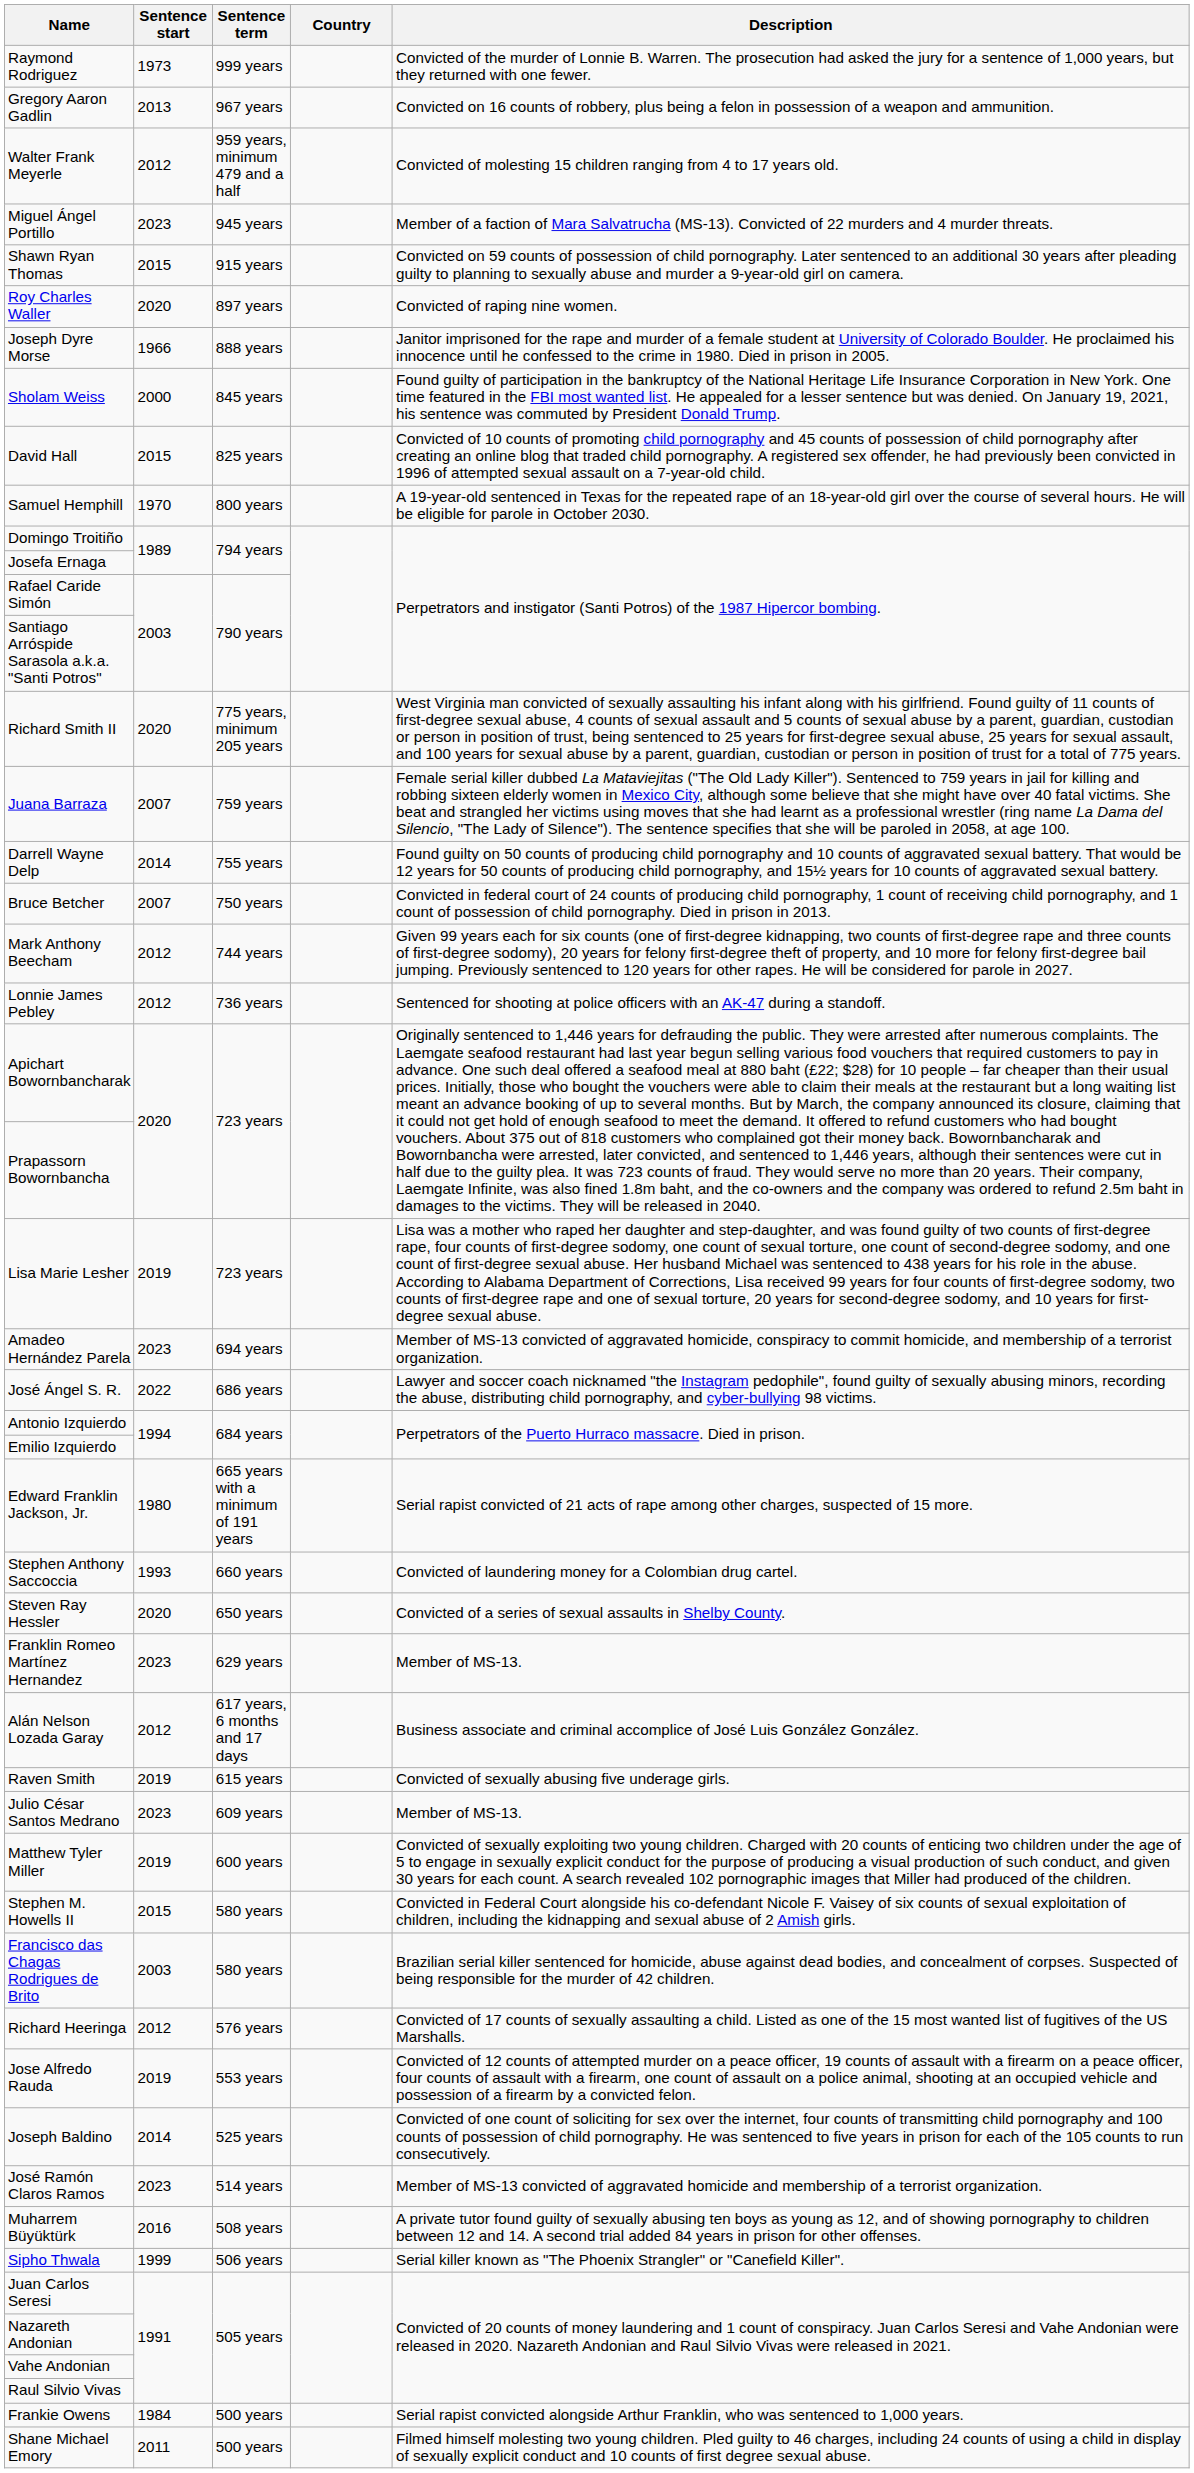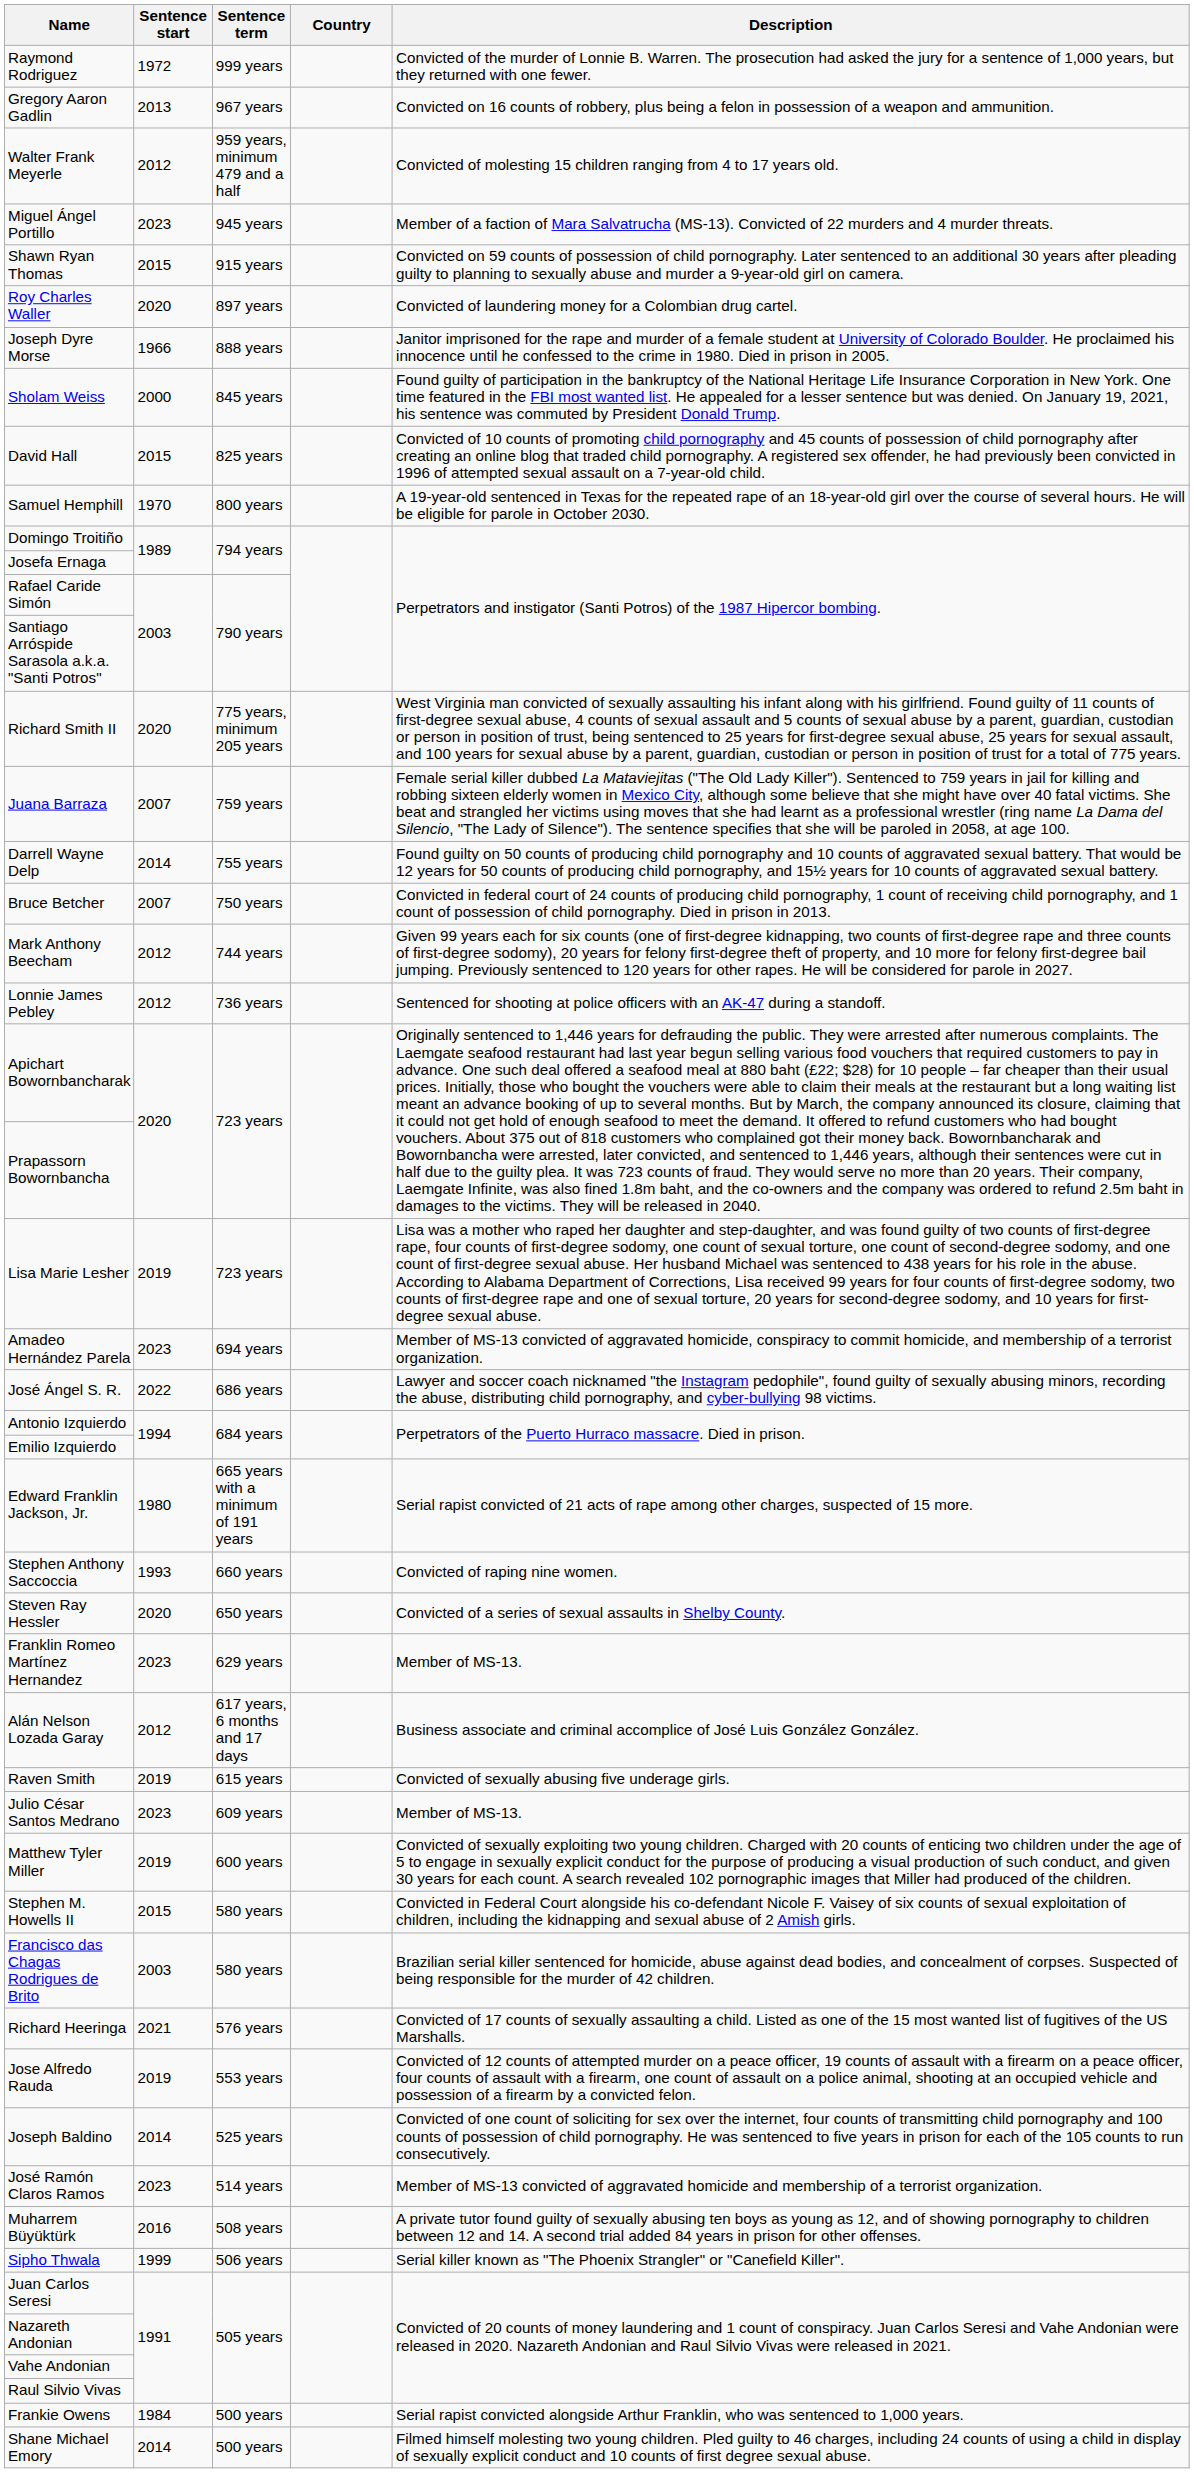(154, 66) 1973 -> (154, 66) 1972
(507, 306) Convicted of raping nine women. -> (597, 306) Convicted of laundering money for a Colombian drug cartel.
(597, 1572) Convicted of laundering money for a Colombian drug cartel. -> (507, 1572) Convicted of raping nine women.
(154, 2028) 2012 -> (154, 2028) 2021
(154, 2447) 2011 -> (154, 2447) 2014
